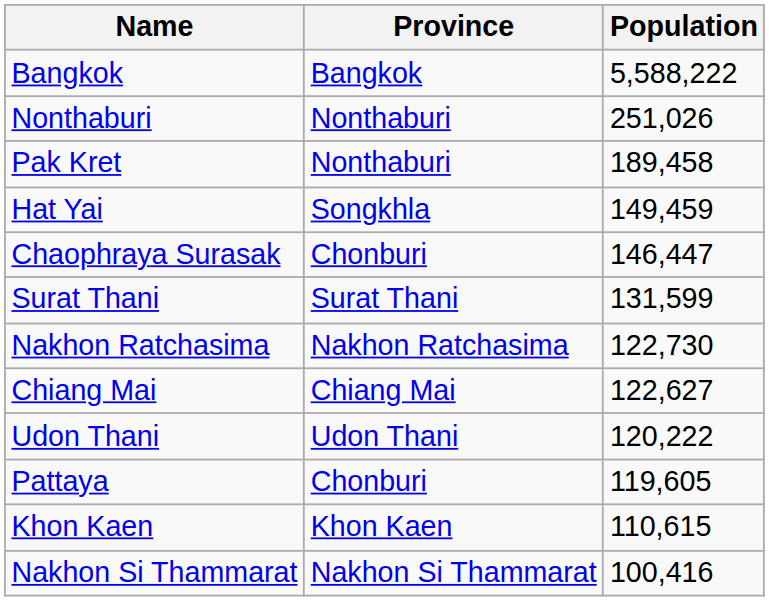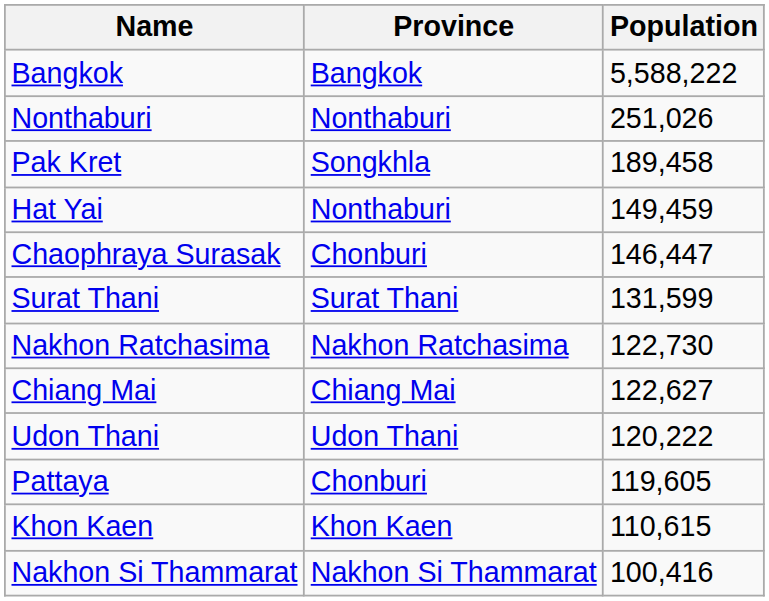(381, 163) Nonthaburi -> (370, 163) Songkhla
(370, 208) Songkhla -> (381, 208) Nonthaburi
